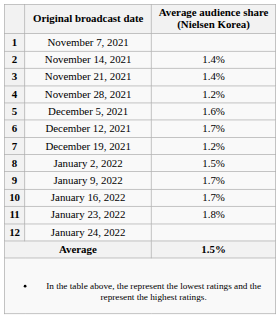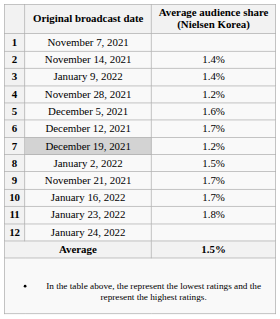(88, 77) November 21, 2021 -> (88, 77) January 9, 2022
(88, 146) no background -> (88, 146) lightgrey background
(88, 180) January 9, 2022 -> (88, 180) November 21, 2021
